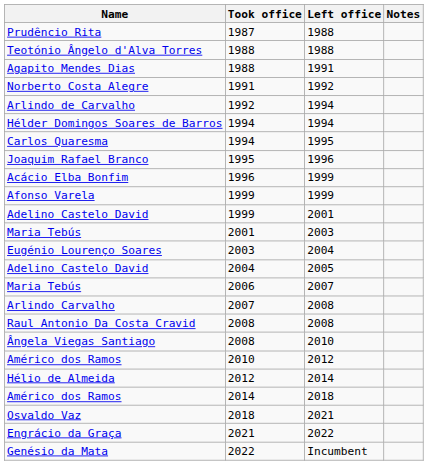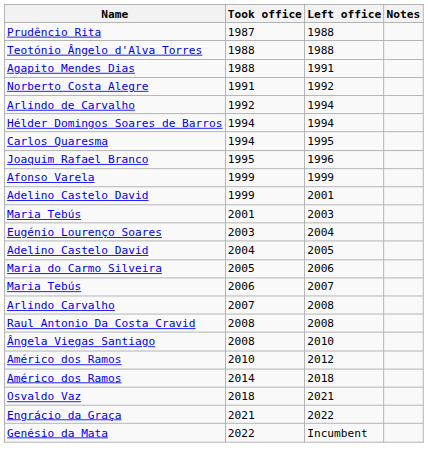- row: (68, 178)
+ row: (84, 269)
- row: (61, 378)
